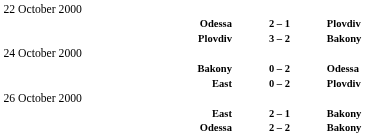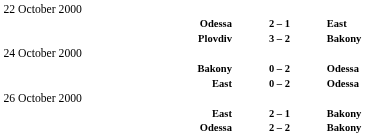(344, 24) Plovdiv -> (337, 24) East
(344, 83) Plovdiv -> (343, 83) Odessa
